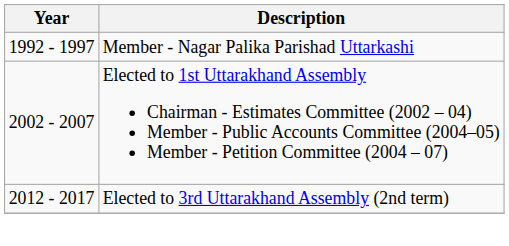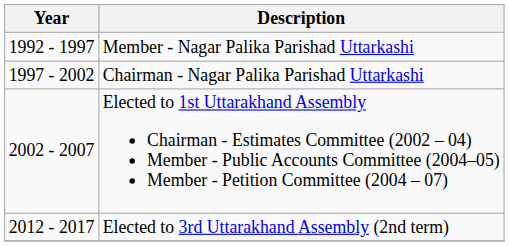+ row: (263, 74)
